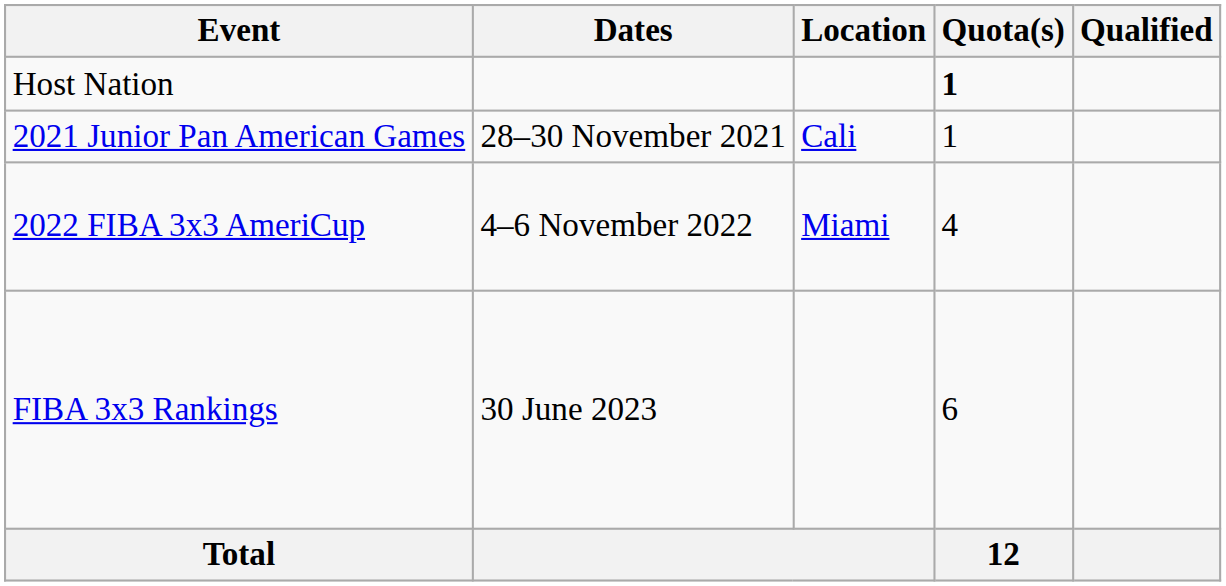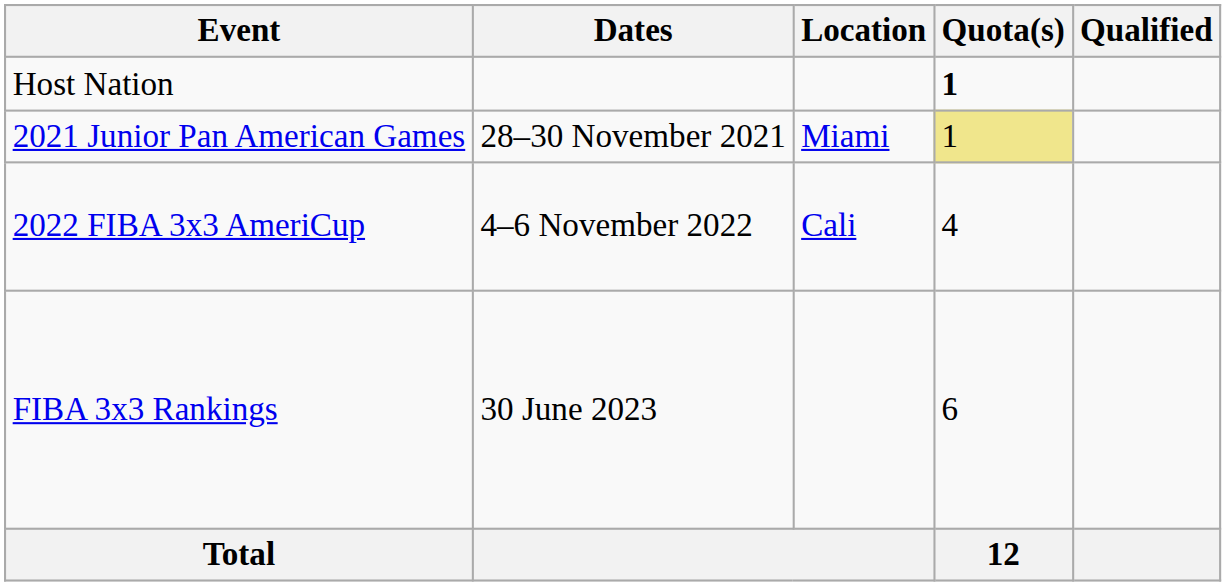(829, 135) Cali -> (845, 135) Miami
(950, 135) no background -> (950, 135) khaki background
(845, 225) Miami -> (829, 225) Cali
